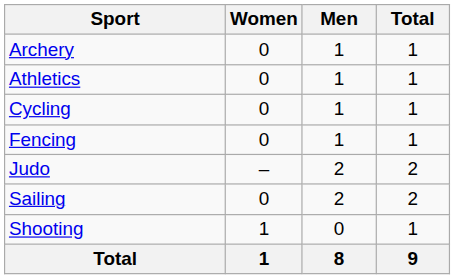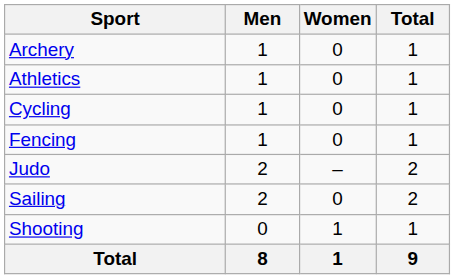columns swapped: (339, 19) <-> (264, 19)
